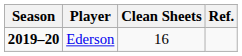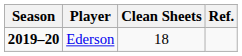(161, 39) 16 -> (161, 39) 18
